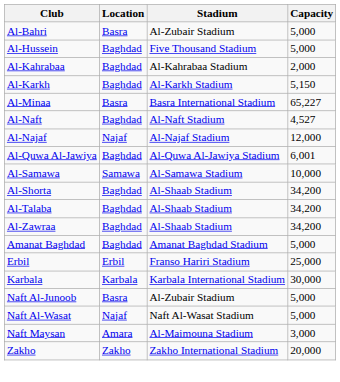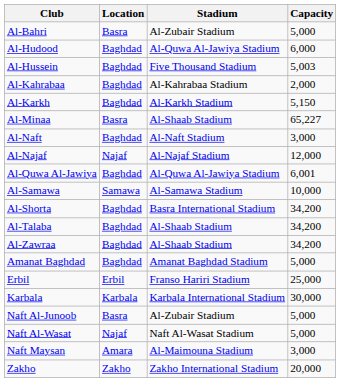+ row: (32, 48)
(303, 48) 5,000 -> (303, 66) 5,003
(212, 102) Basra International Stadium -> (191, 119) Al-Shaab Stadium
(303, 119) 4,527 -> (303, 137) 3,000
(191, 191) Al-Shaab Stadium -> (212, 208) Basra International Stadium
